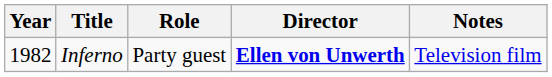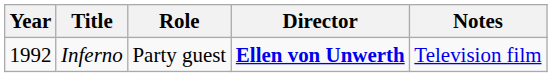(30, 54) 1982 -> (30, 54) 1992
